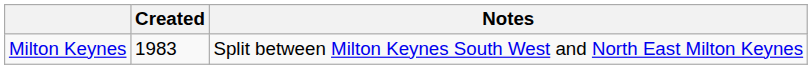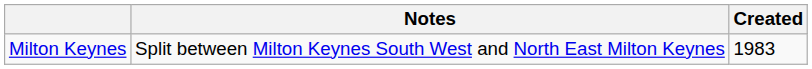columns swapped: (170, 19) <-> (508, 19)
